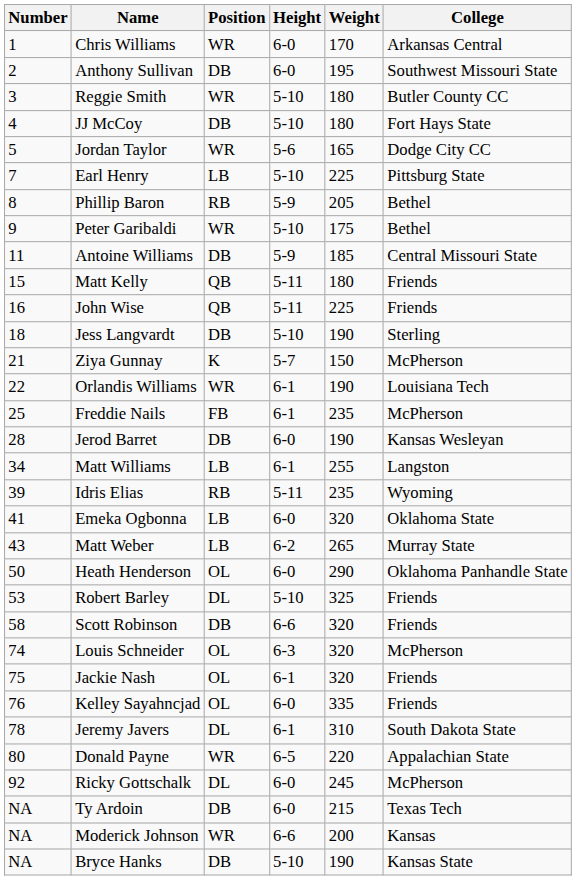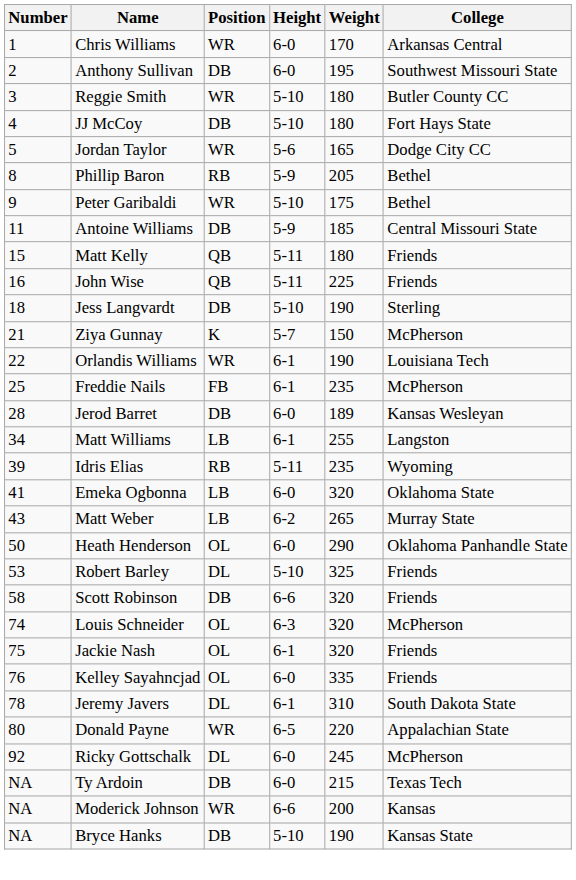- row: (112, 176)
(341, 439) 190 -> (341, 413) 189
